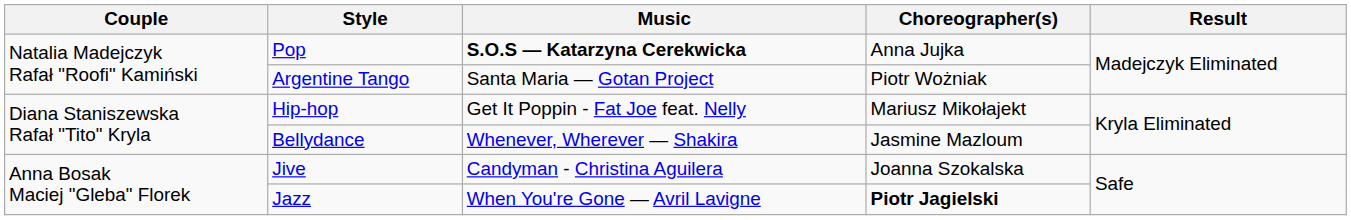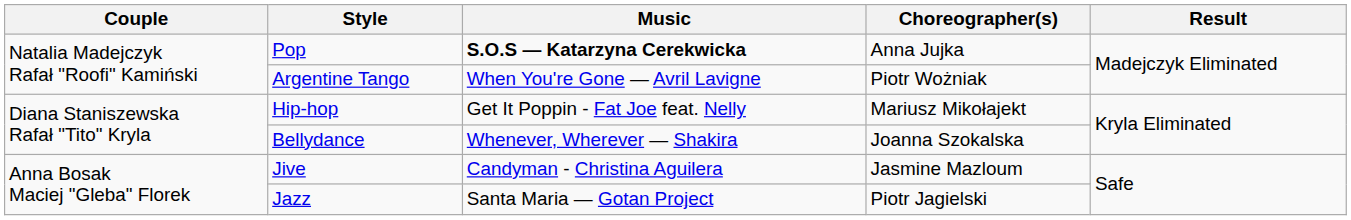(590, 79) Santa Maria — Gotan Project -> (614, 79) When You're Gone — Avril Lavigne
(947, 139) Jasmine Mazloum -> (947, 139) Joanna Szokalska
(947, 169) Joanna Szokalska -> (947, 169) Jasmine Mazloum
(614, 199) When You're Gone — Avril Lavigne -> (590, 199) Santa Maria — Gotan Project
(935, 199) bold -> (929, 199) normal
